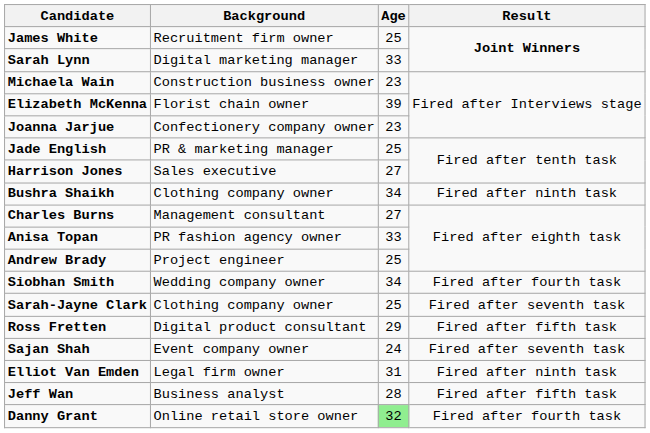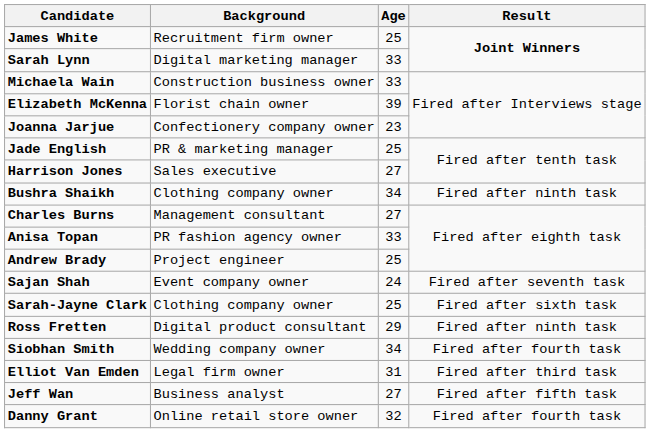(393, 82) 23 -> (393, 82) 33
rows swapped: (49, 349) <-> (61, 283)
(527, 305) Fired after seventh task -> (527, 305) Fired after sixth task
(527, 327) Fired after fifth task -> (527, 327) Fired after ninth task
(527, 372) Fired after ninth task -> (527, 372) Fired after third task
(393, 394) 28 -> (393, 394) 27
(393, 416) lightgreen background -> (393, 416) no background
